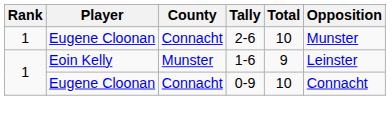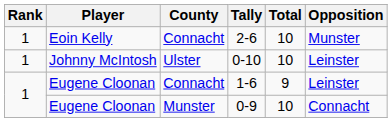(102, 38) Eugene Cloonan -> (81, 38) Eoin Kelly
+ row: (247, 60)
(81, 60) Eoin Kelly -> (102, 83) Eugene Cloonan
(187, 60) Munster -> (194, 83) Connacht
(192, 83) Connacht -> (189, 106) Munster
